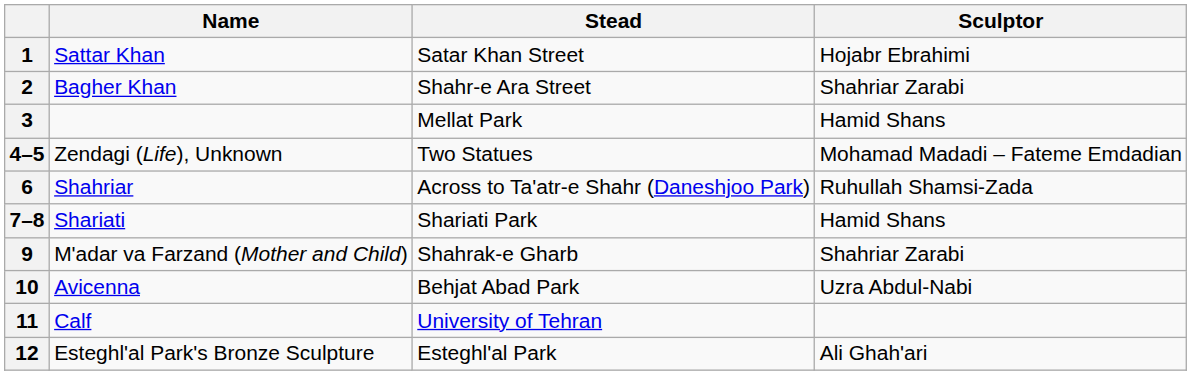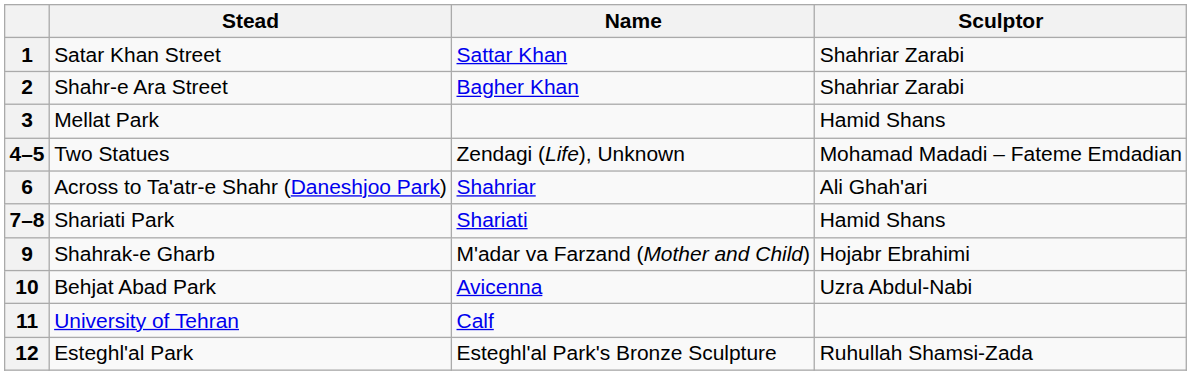columns swapped: (231, 21) <-> (614, 21)
(895, 54) Hojabr Ebrahimi -> (892, 54) Shahriar Zarabi
(926, 187) Ruhullah Shamsi-Zada -> (874, 187) Ali Ghah'ari
(892, 253) Shahriar Zarabi -> (895, 253) Hojabr Ebrahimi
(874, 353) Ali Ghah'ari -> (926, 353) Ruhullah Shamsi-Zada
